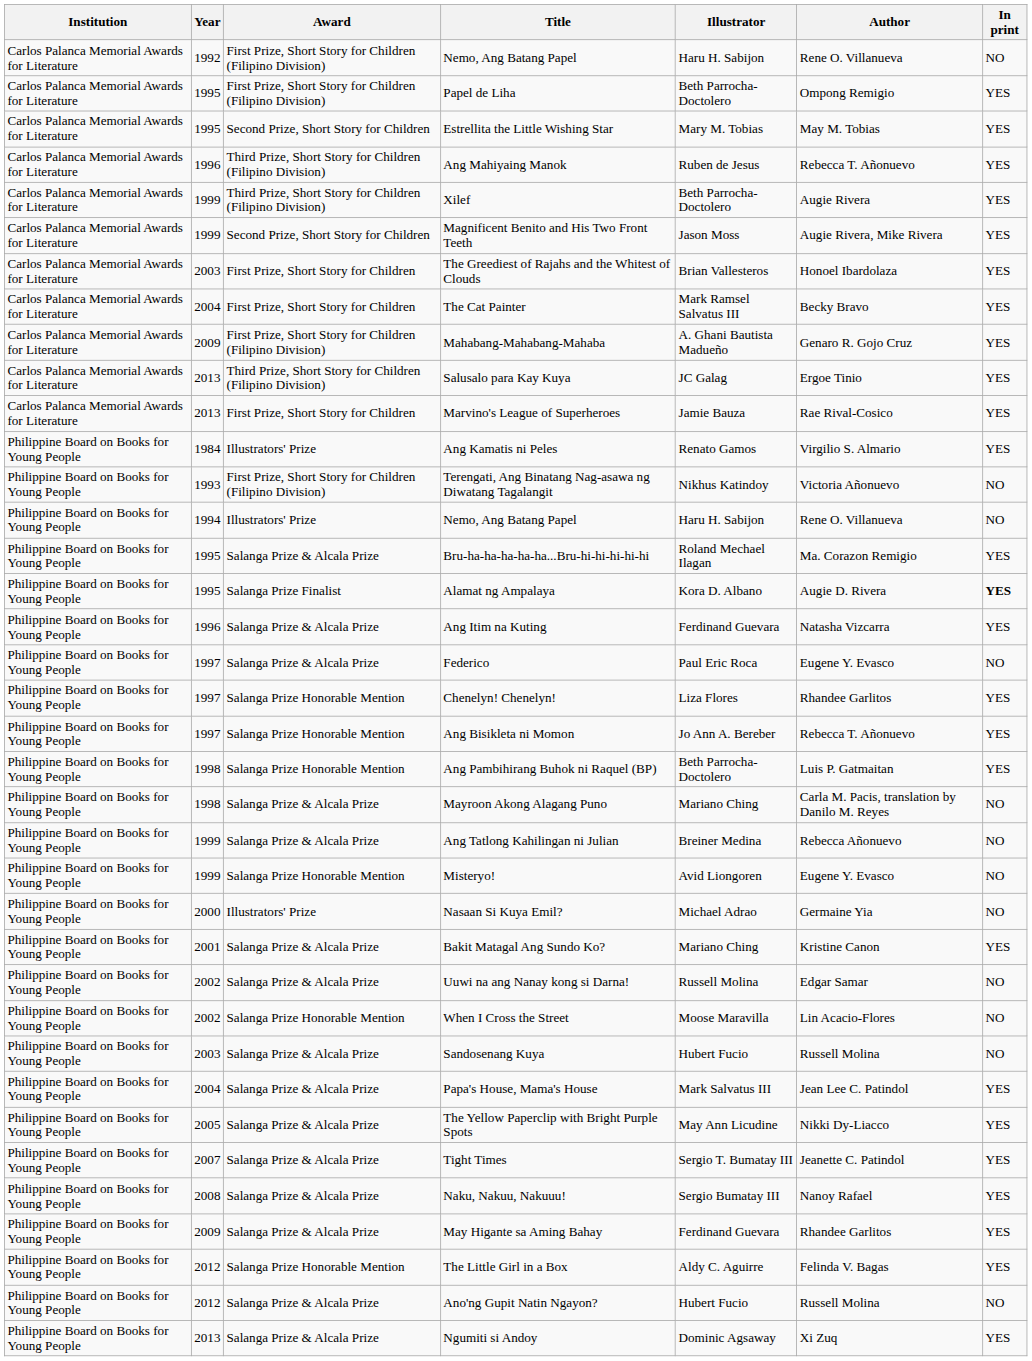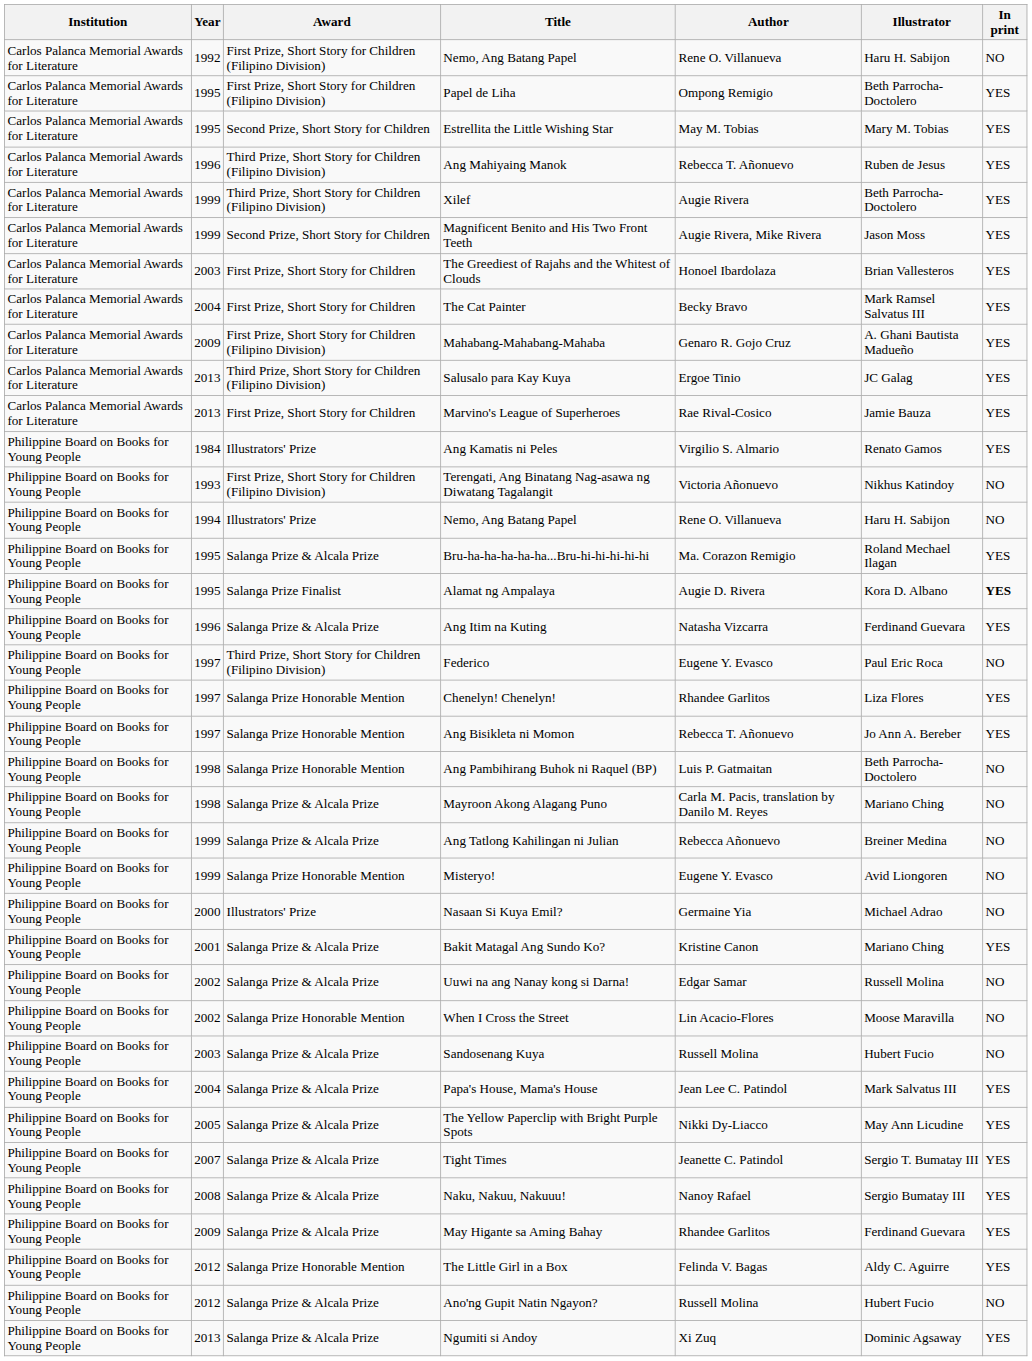columns swapped: (890, 22) <-> (736, 22)
(303, 662) Salanga Prize & Alcala Prize -> (323, 662) Third Prize, Short Story for Children (Filipino Division)
(998, 769) YES -> (995, 769) NO
